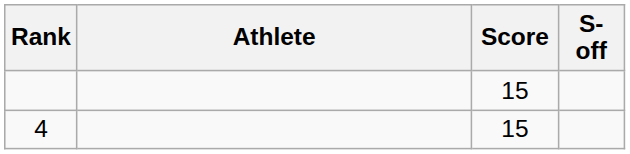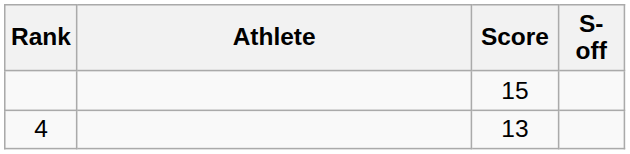(515, 129) 15 -> (515, 129) 13
